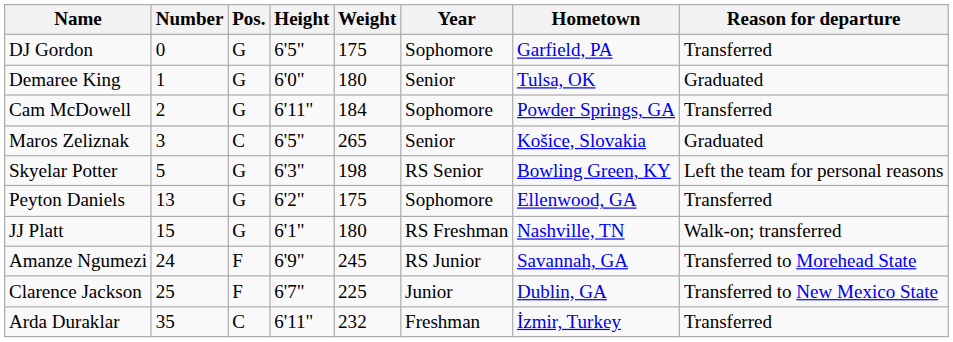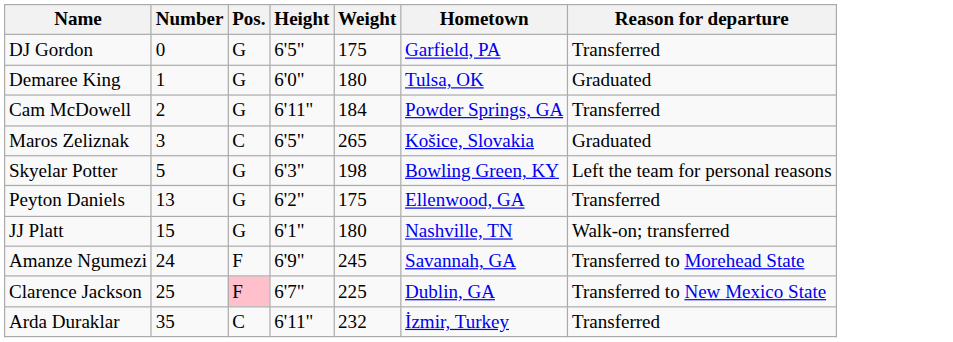- column: (457, 19)
(238, 291) no background -> (238, 291) pink background
